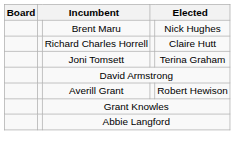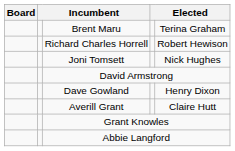(193, 28) Nick Hughes -> (193, 28) Terina Graham
(193, 44) Claire Hutt -> (193, 44) Robert Hewison
(193, 60) Terina Graham -> (193, 60) Nick Hughes
+ row: (96, 91)
(193, 91) Robert Hewison -> (193, 107) Claire Hutt
